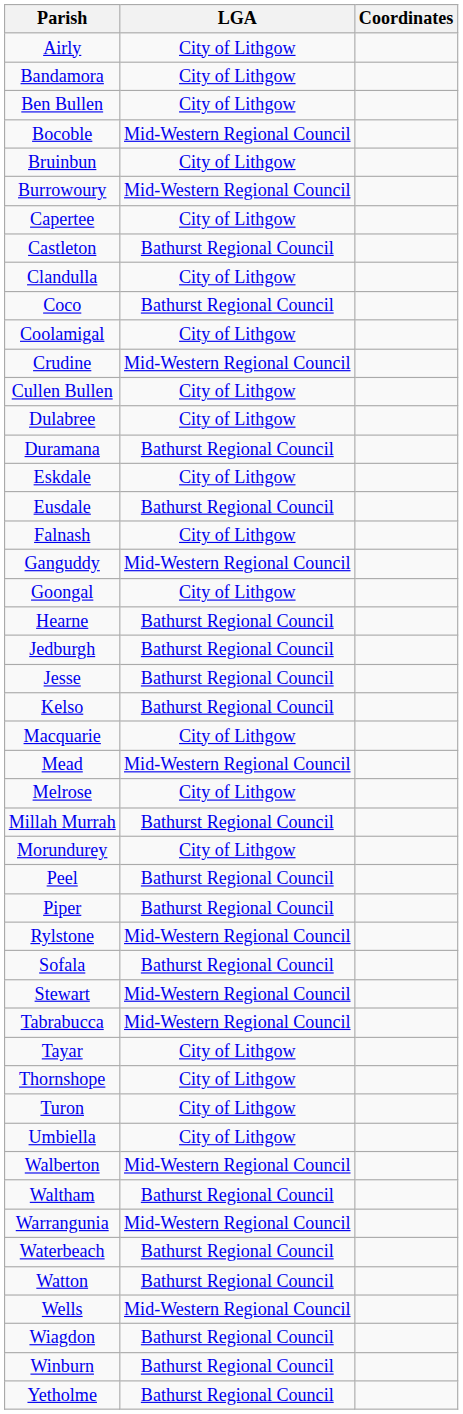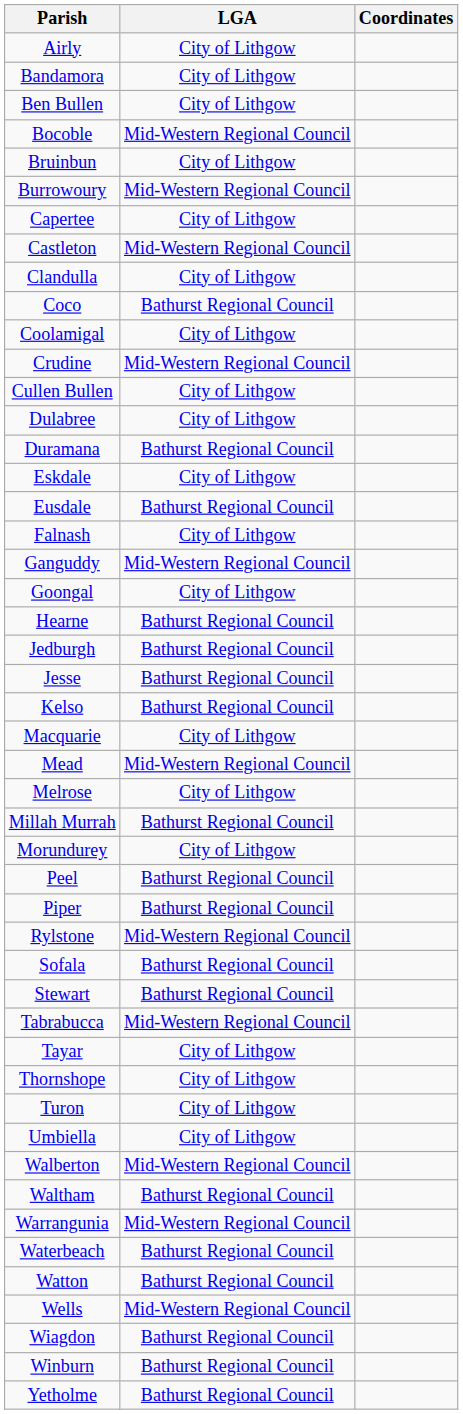(237, 248) Bathurst Regional Council -> (237, 248) Mid-Western Regional Council
(237, 993) Mid-Western Regional Council -> (237, 993) Bathurst Regional Council
